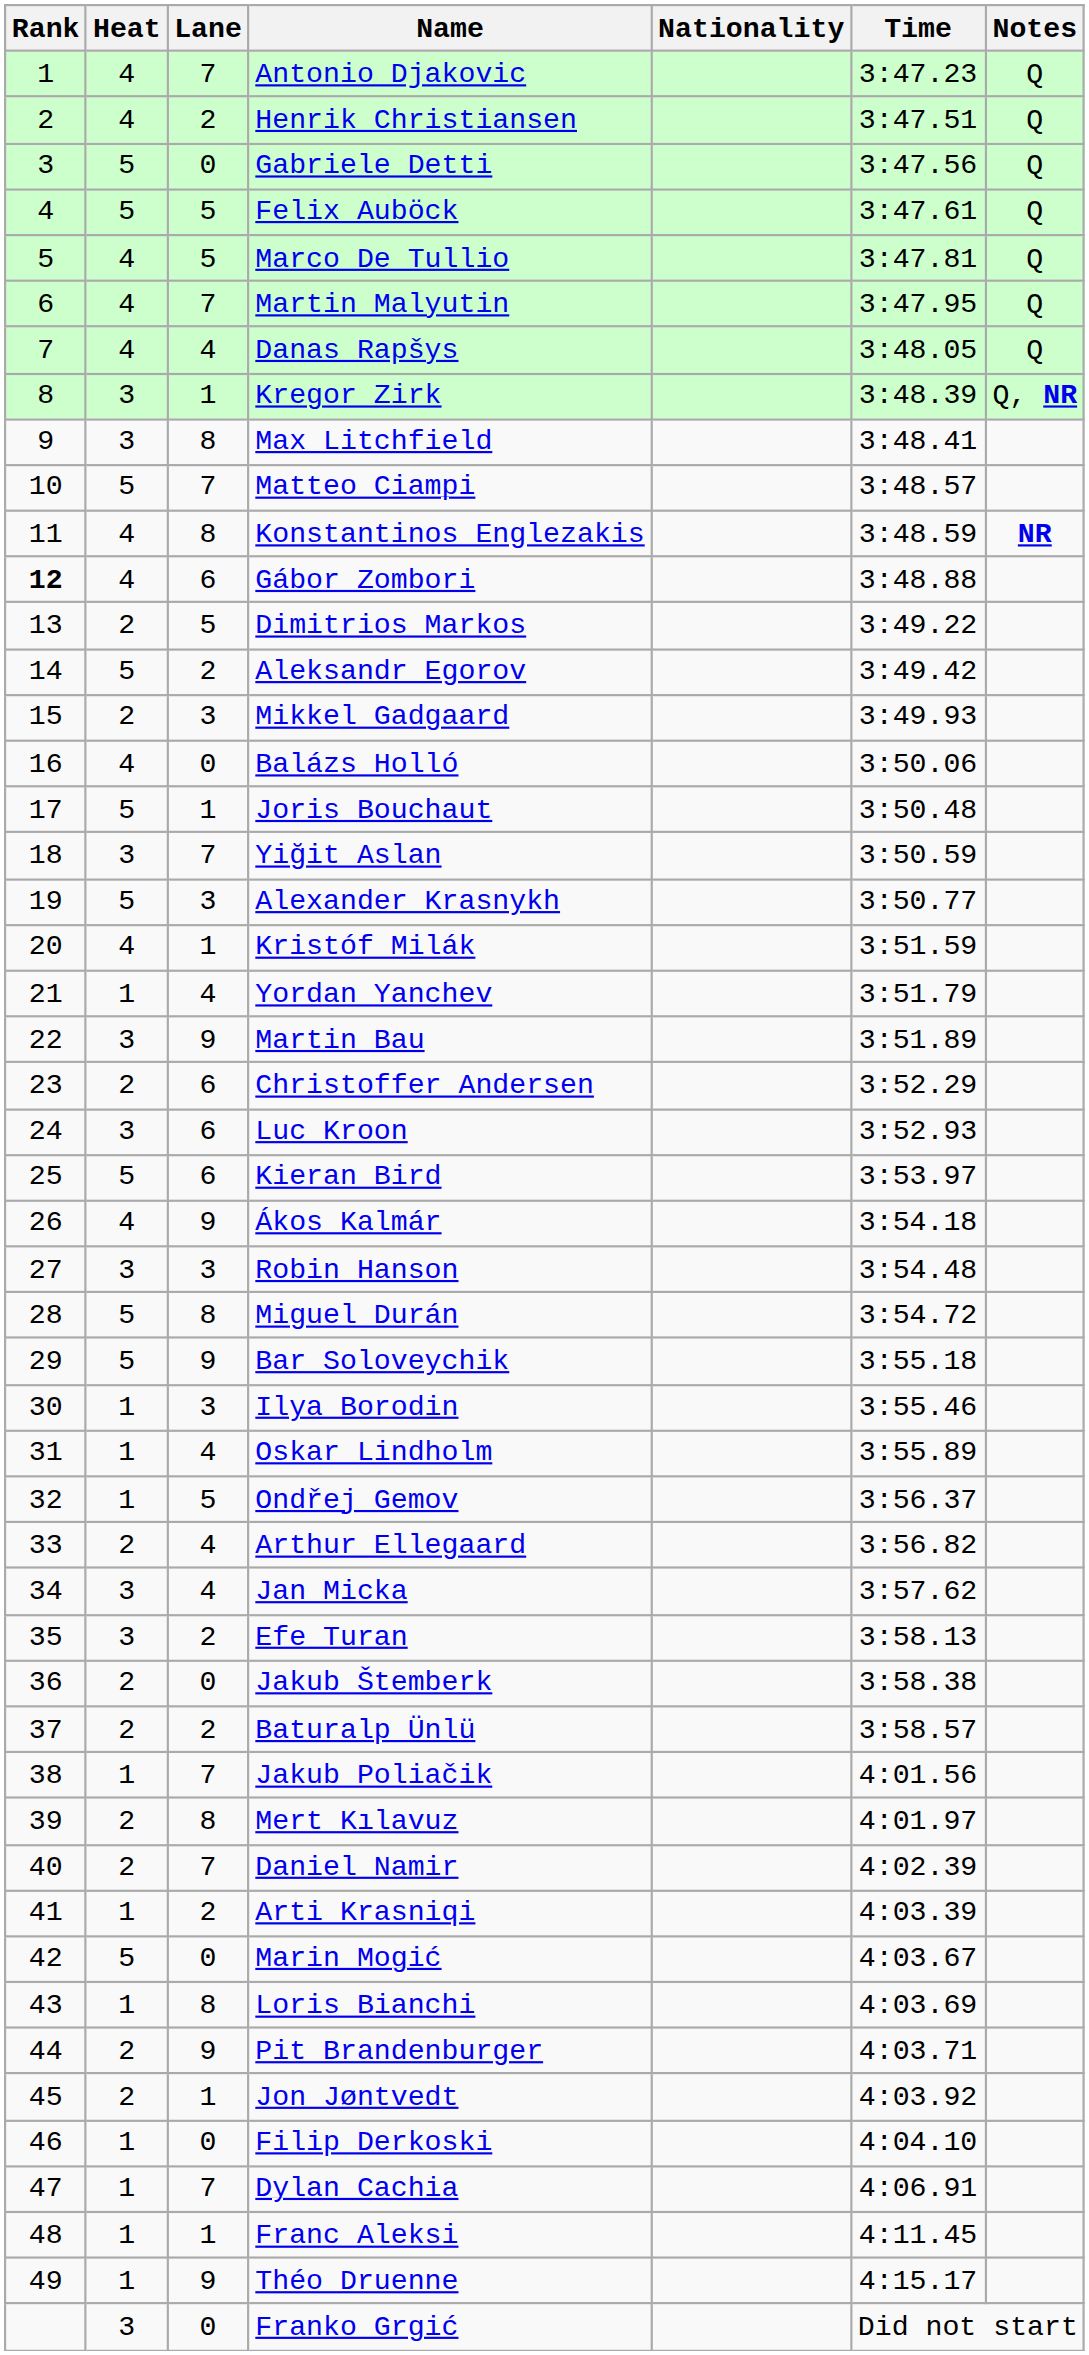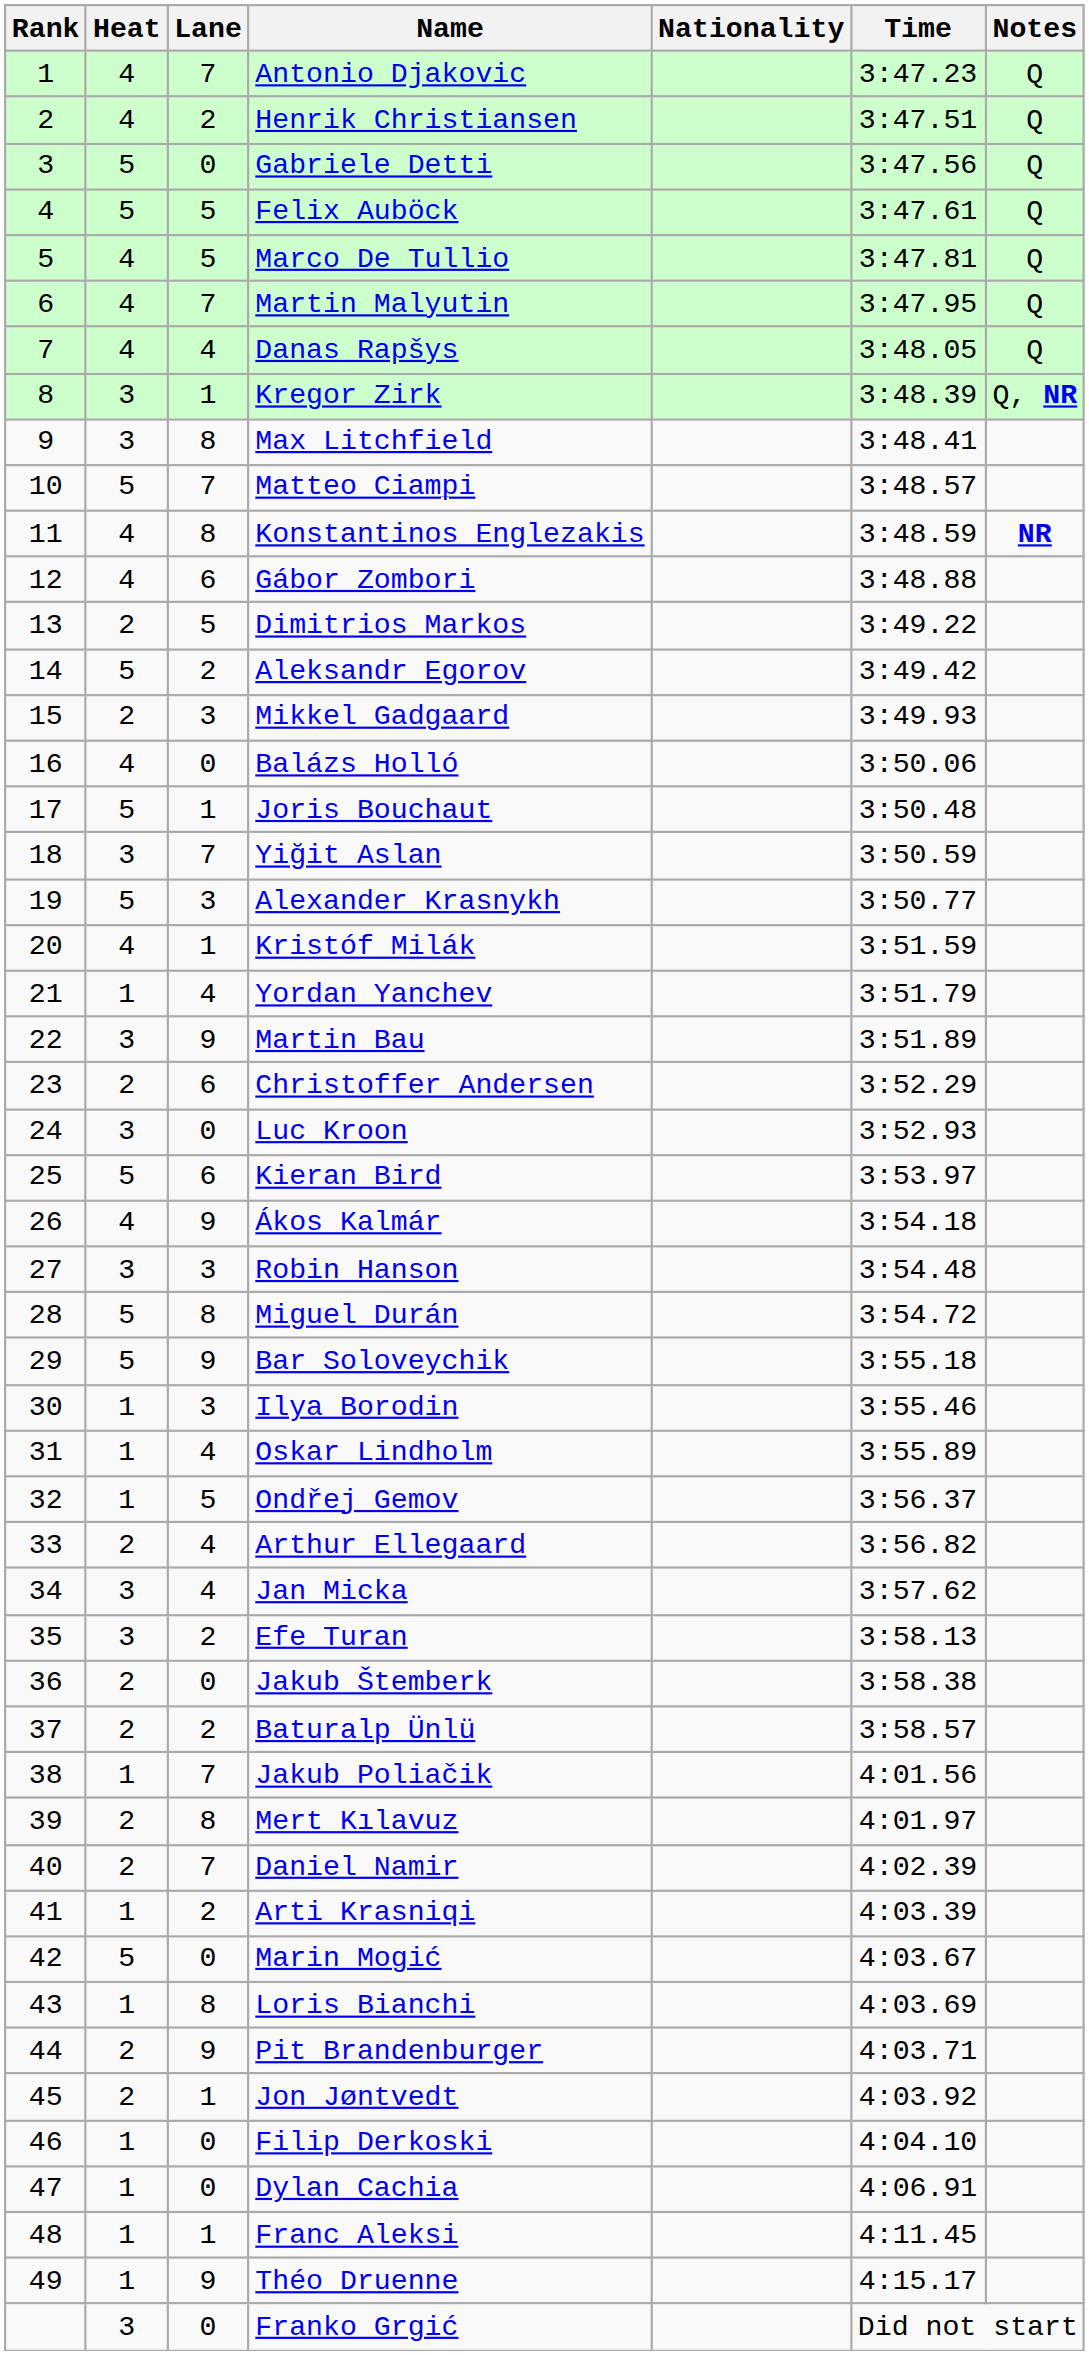(46, 580) bold -> (46, 580) normal
(208, 1132) 6 -> (208, 1132) 0
(208, 2189) 7 -> (208, 2189) 0
